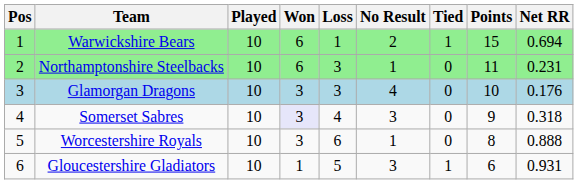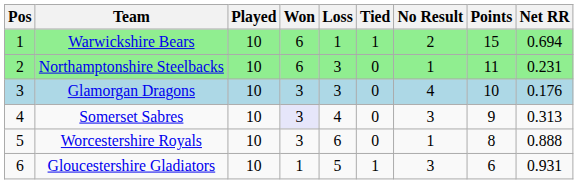columns swapped: (448, 16) <-> (393, 16)
(545, 116) 0.318 -> (545, 116) 0.313
